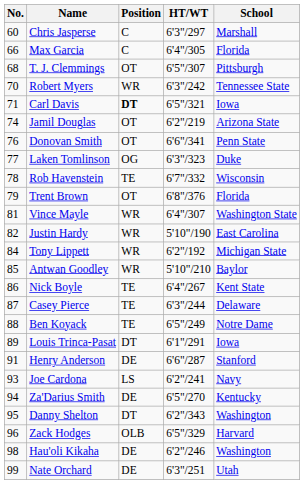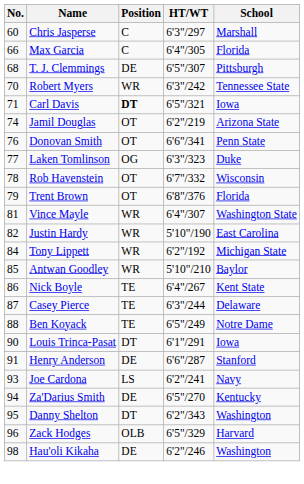(129, 68) OT -> (129, 68) DE
(128, 178) TE -> (129, 178) OT
(13, 342) 89 -> (13, 342) 90
- row: (60, 470)
